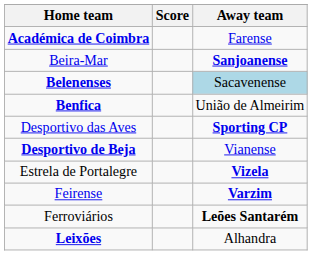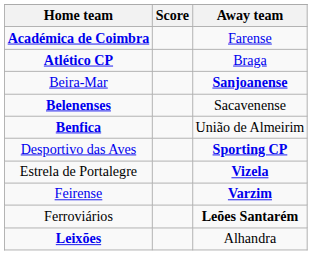+ row: (78, 60)
(250, 82) lightblue background -> (250, 104) no background
- row: (78, 149)
